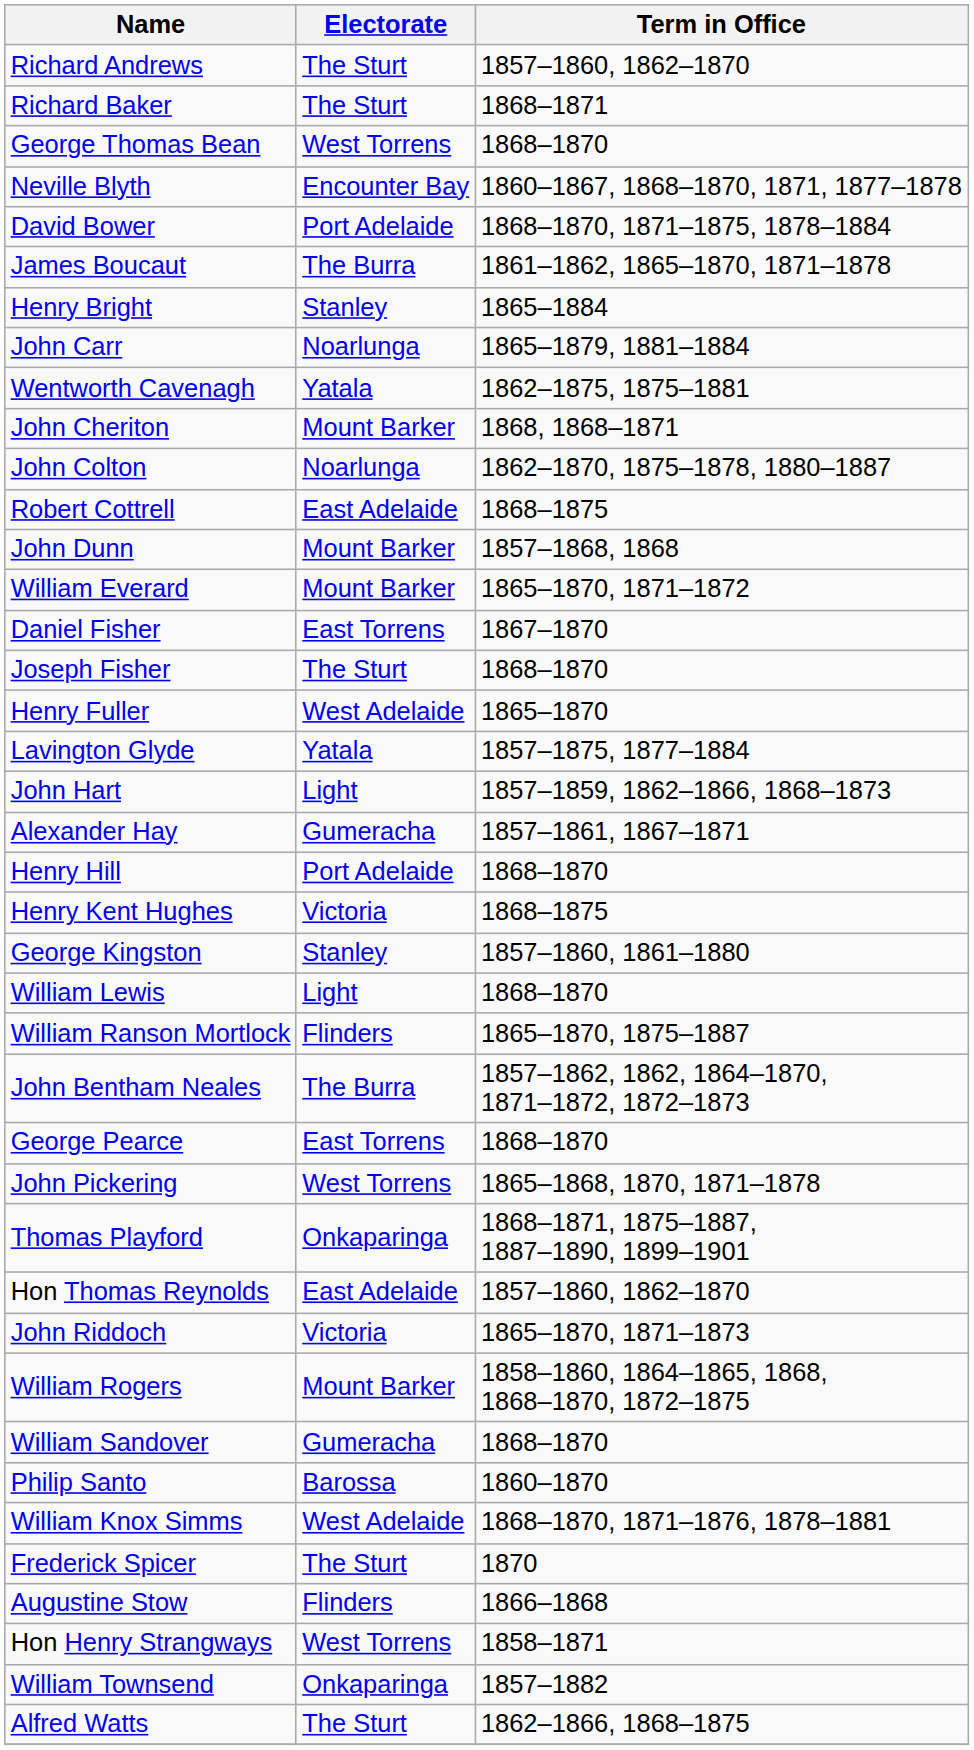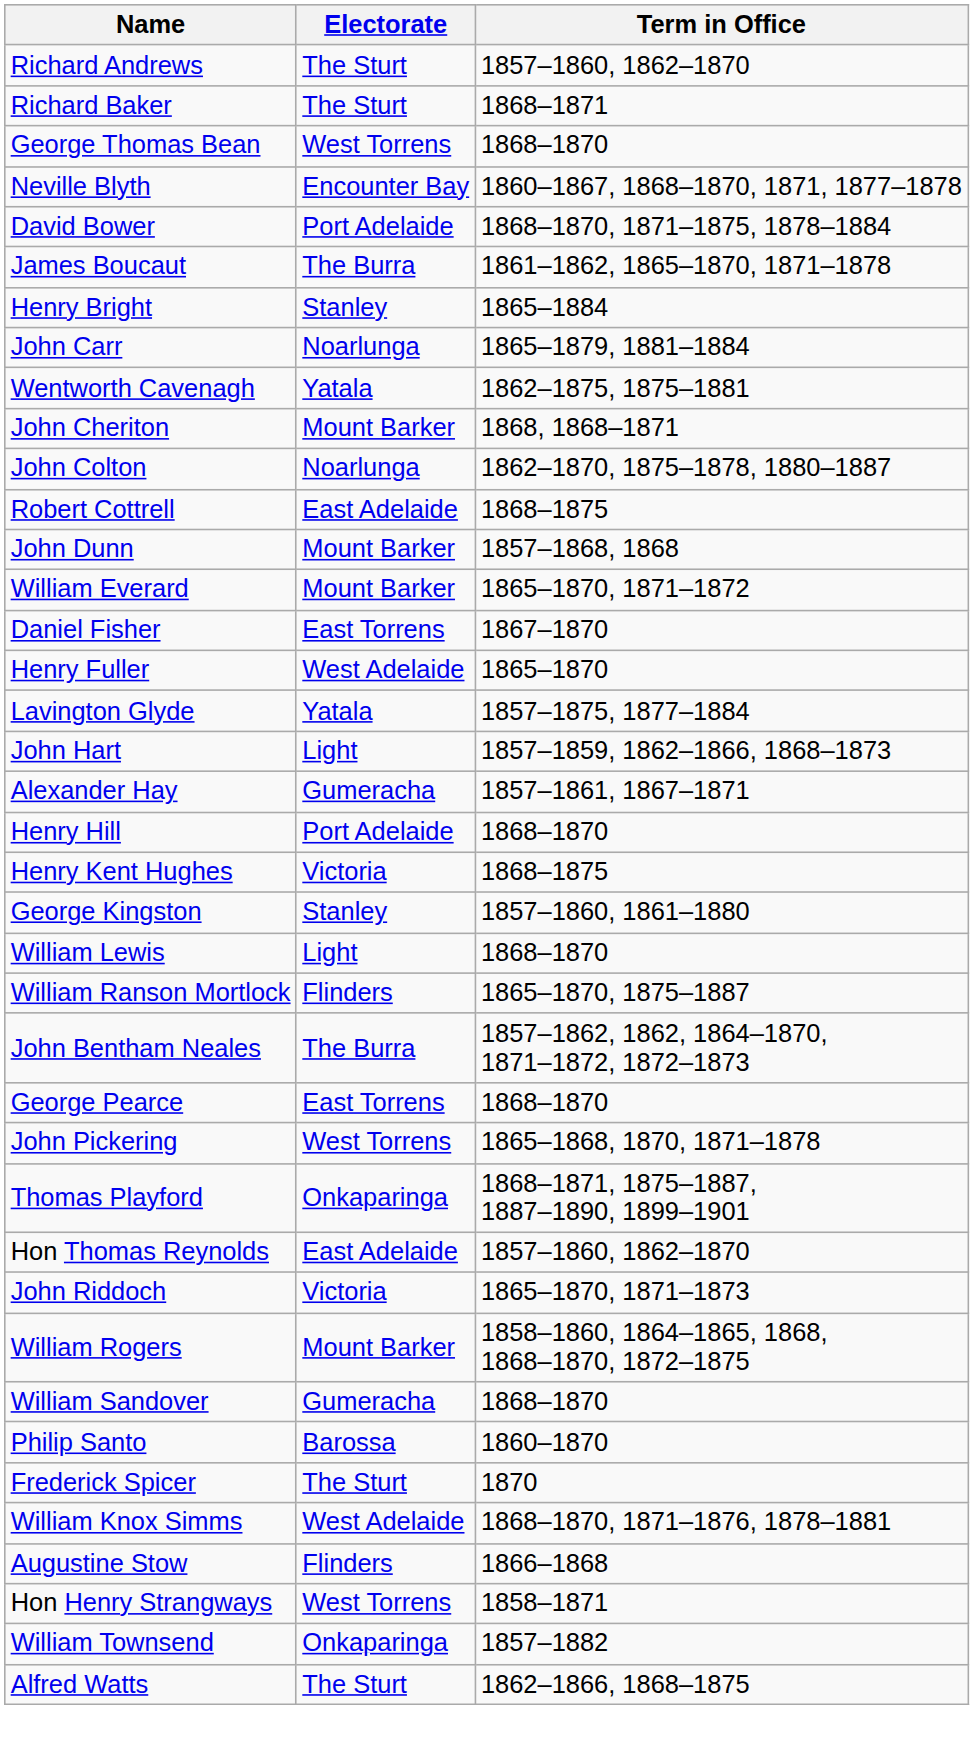- row: (91, 670)
rows swapped: (127, 1522) <-> (103, 1562)
